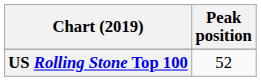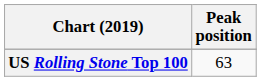(224, 62) 52 -> (224, 62) 63
